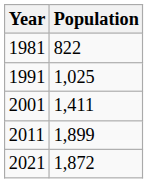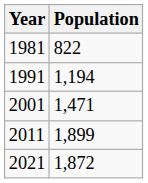(74, 76) 1,025 -> (74, 76) 1,194
(74, 105) 1,411 -> (74, 105) 1,471
